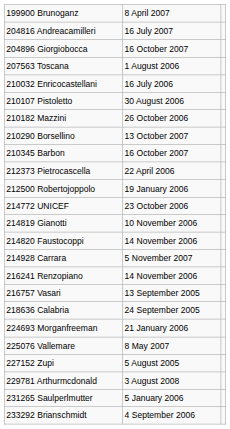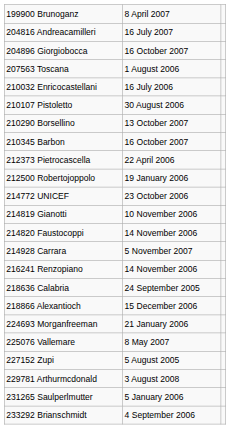- row: (36, 118)
- row: (34, 293)
+ row: (44, 306)
